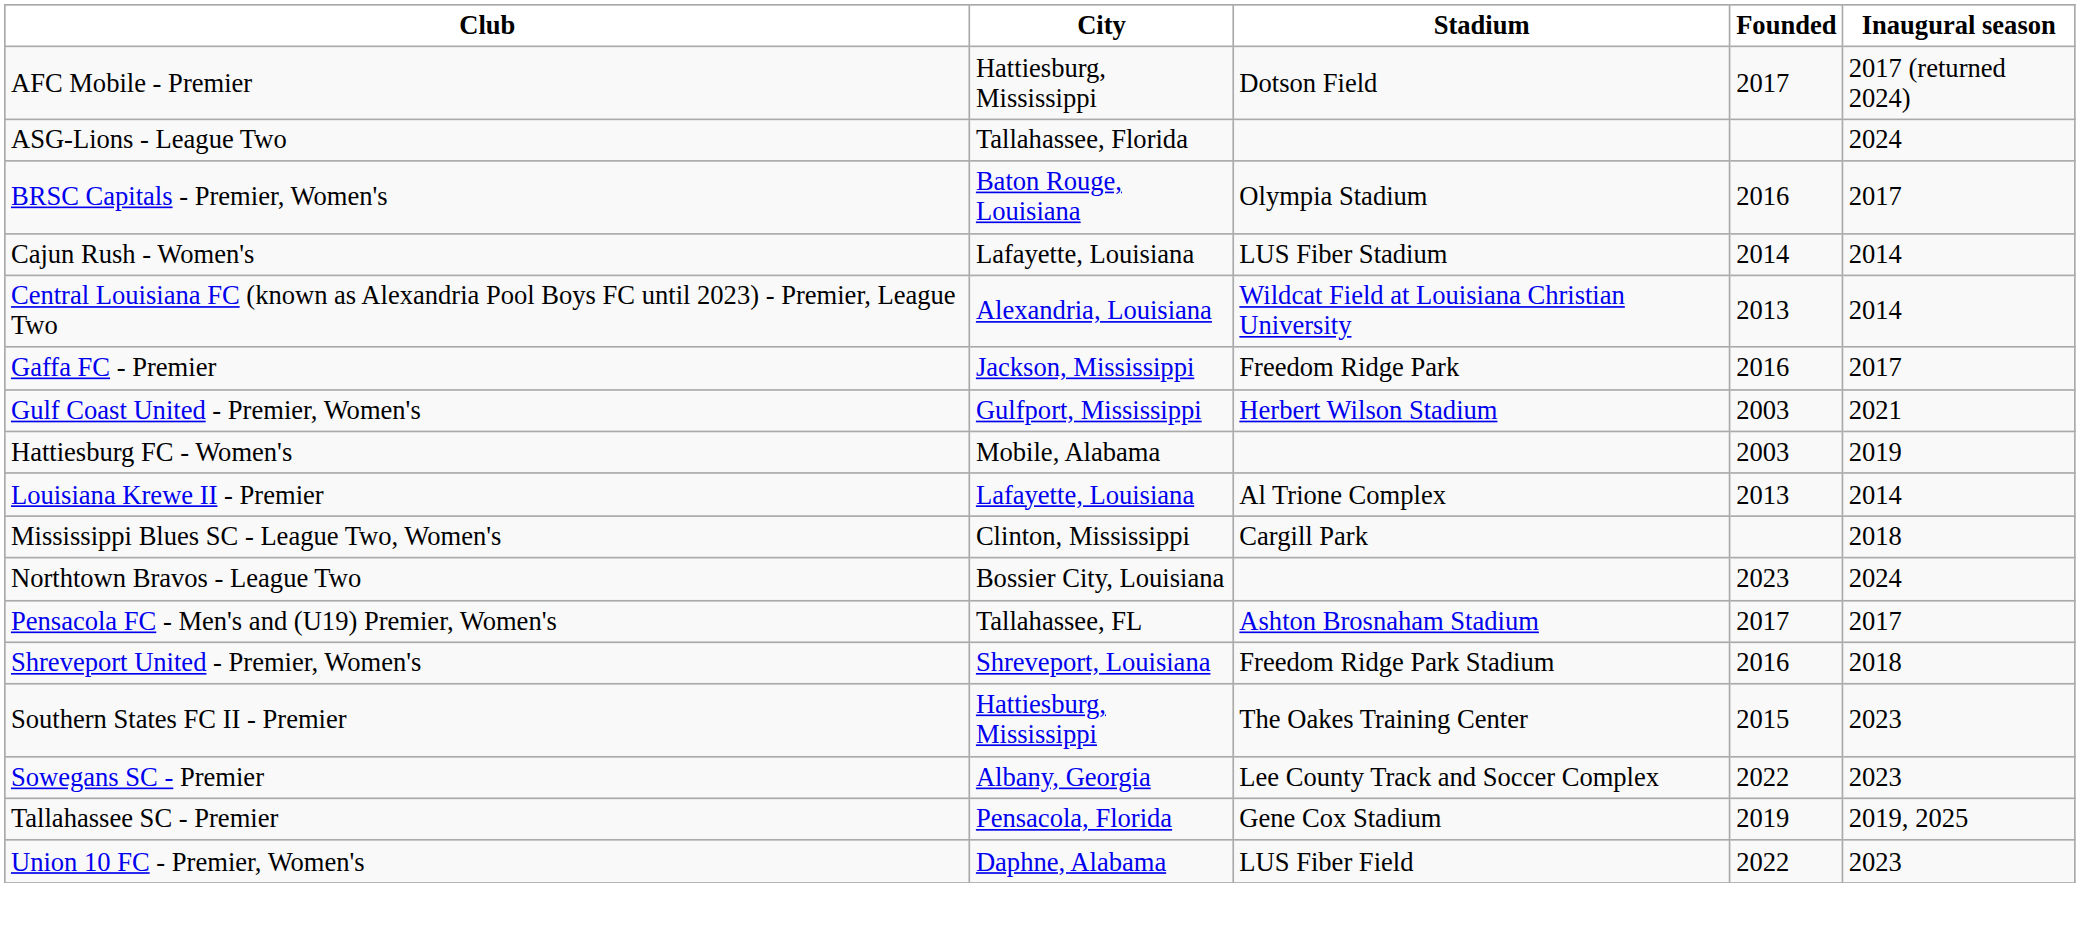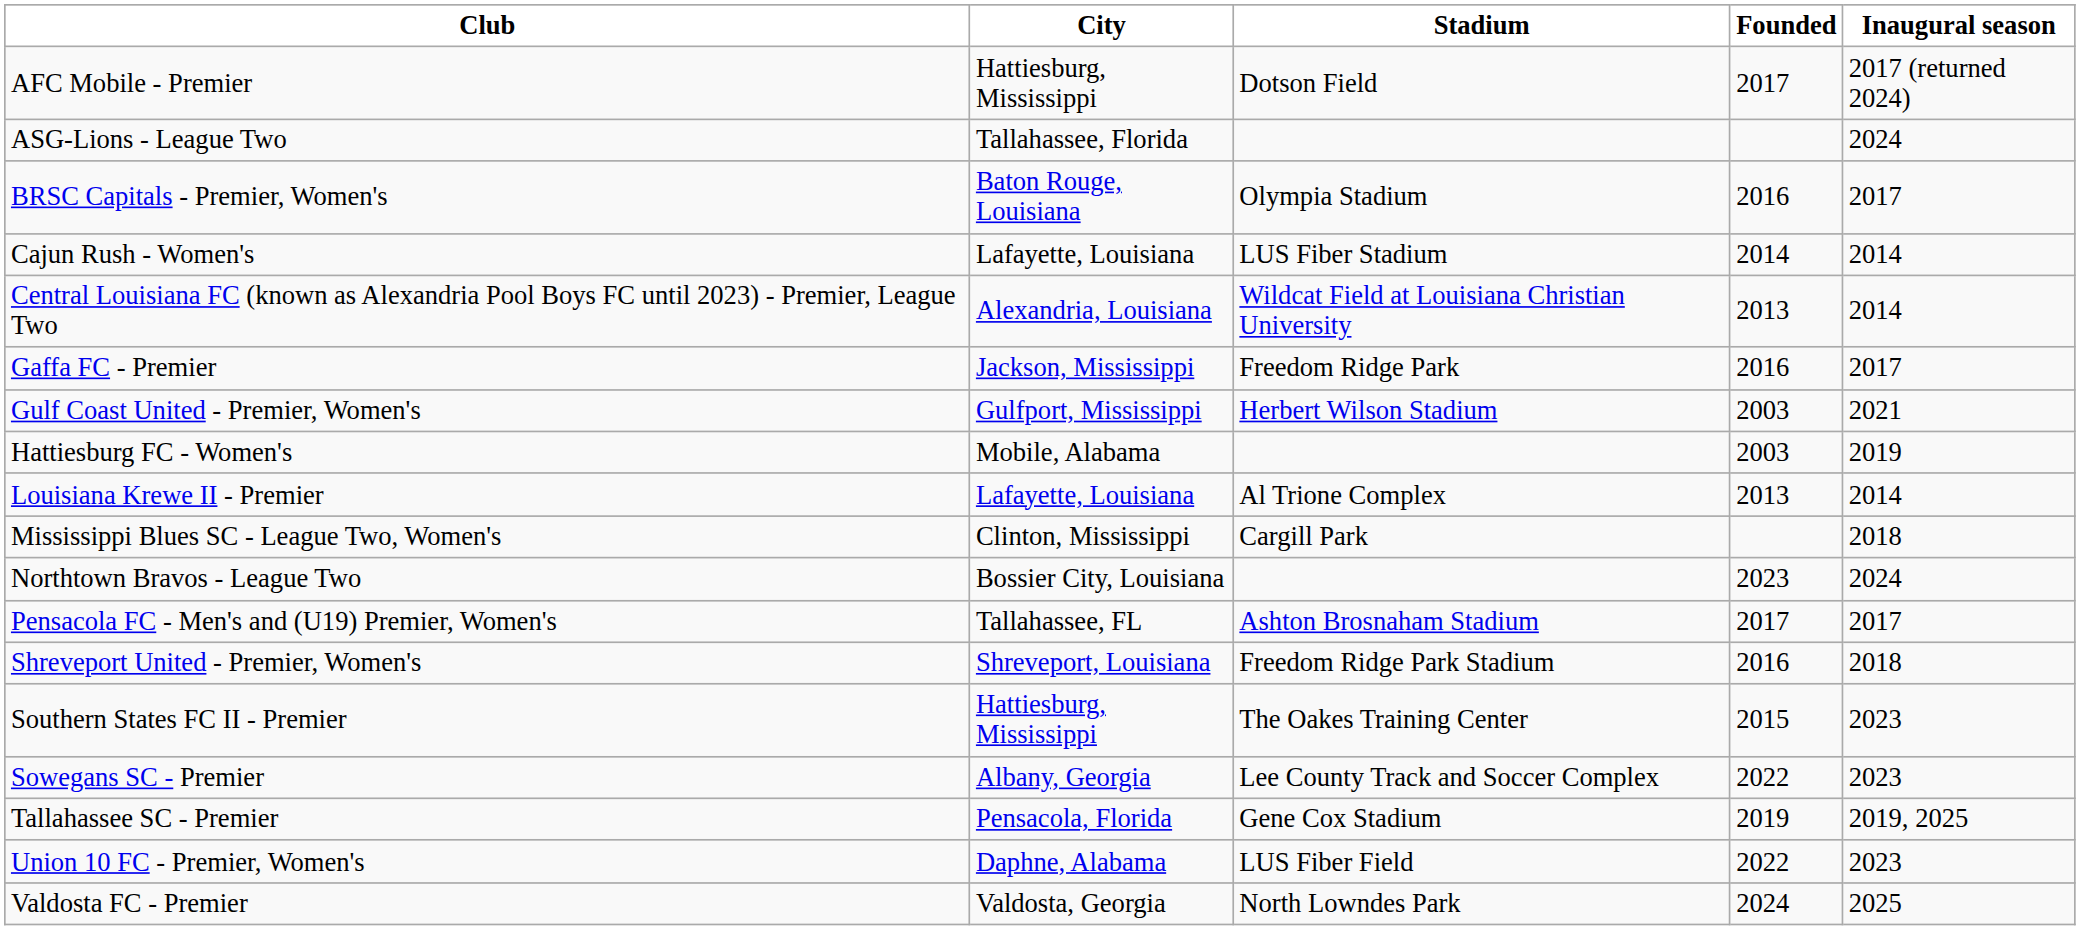+ row: (129, 903)
